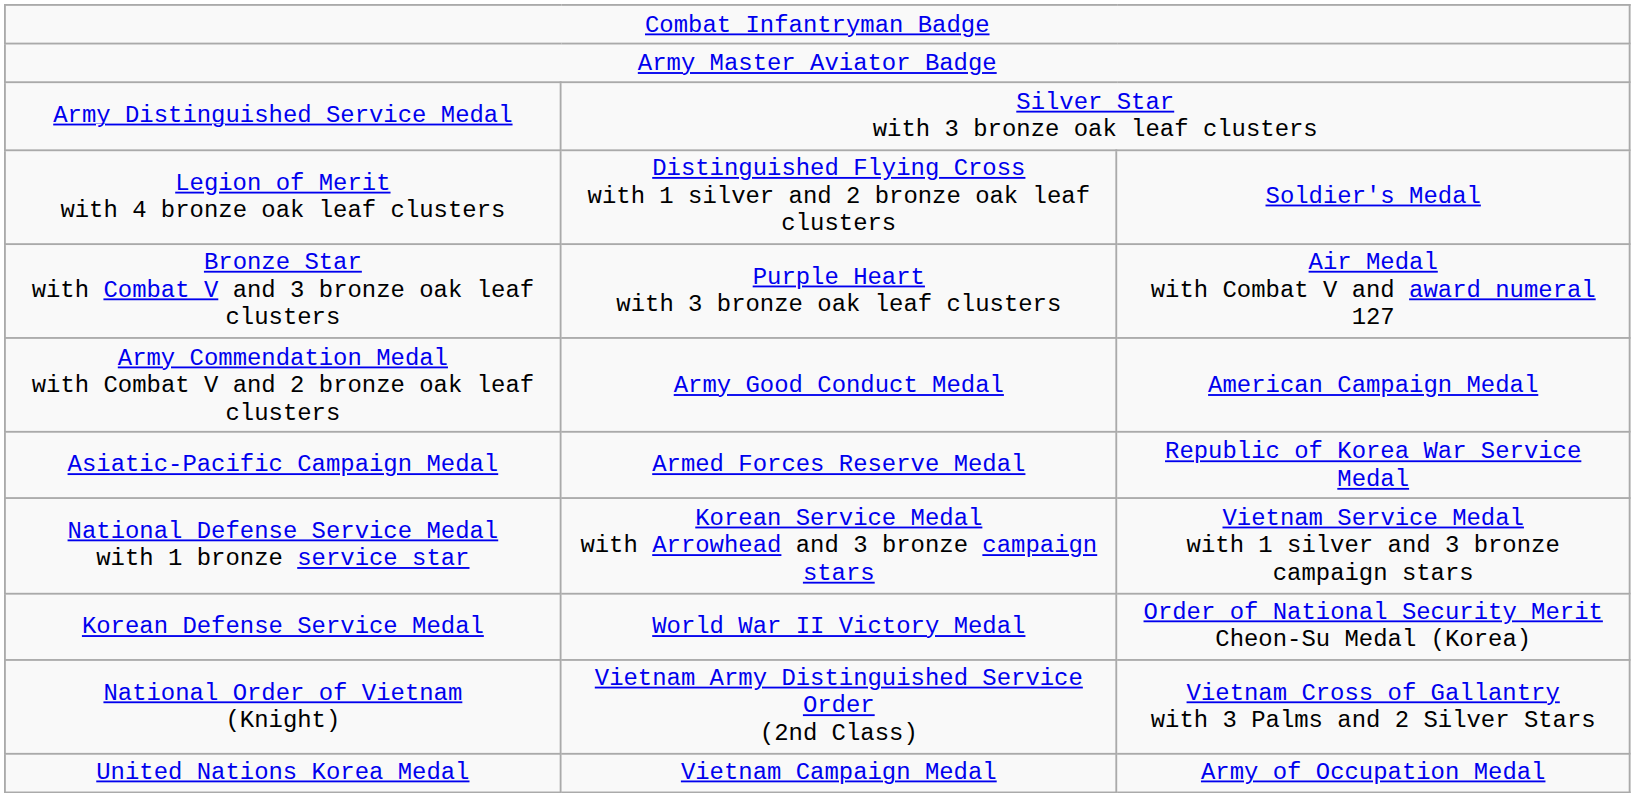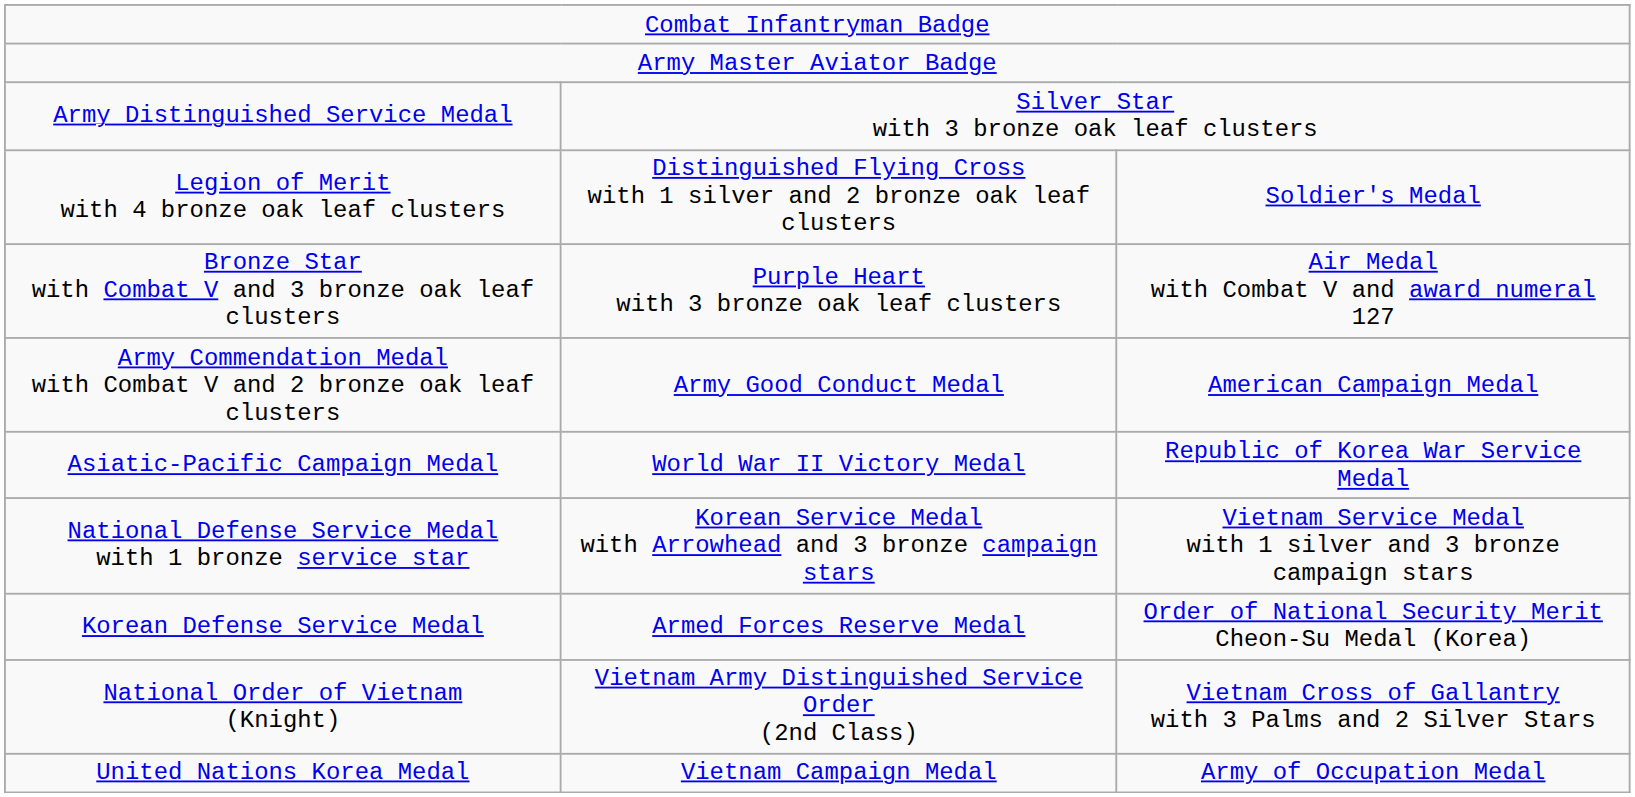(839, 465) Armed Forces Reserve Medal -> (839, 465) World War II Victory Medal
(839, 626) World War II Victory Medal -> (839, 626) Armed Forces Reserve Medal
